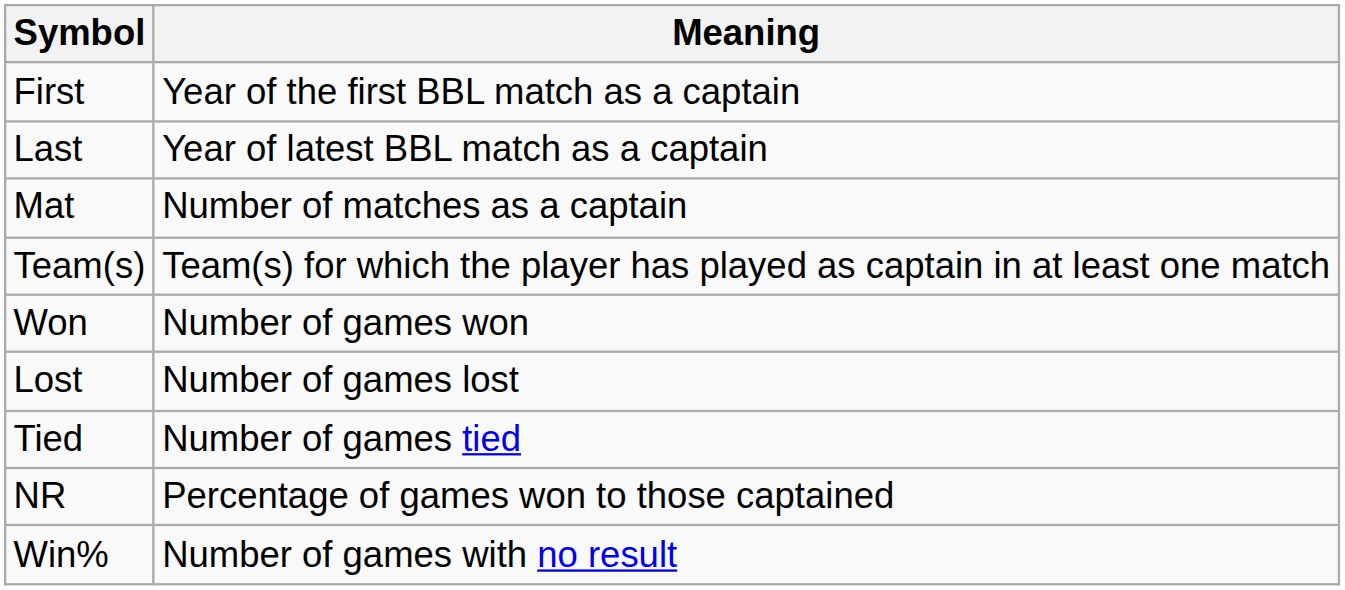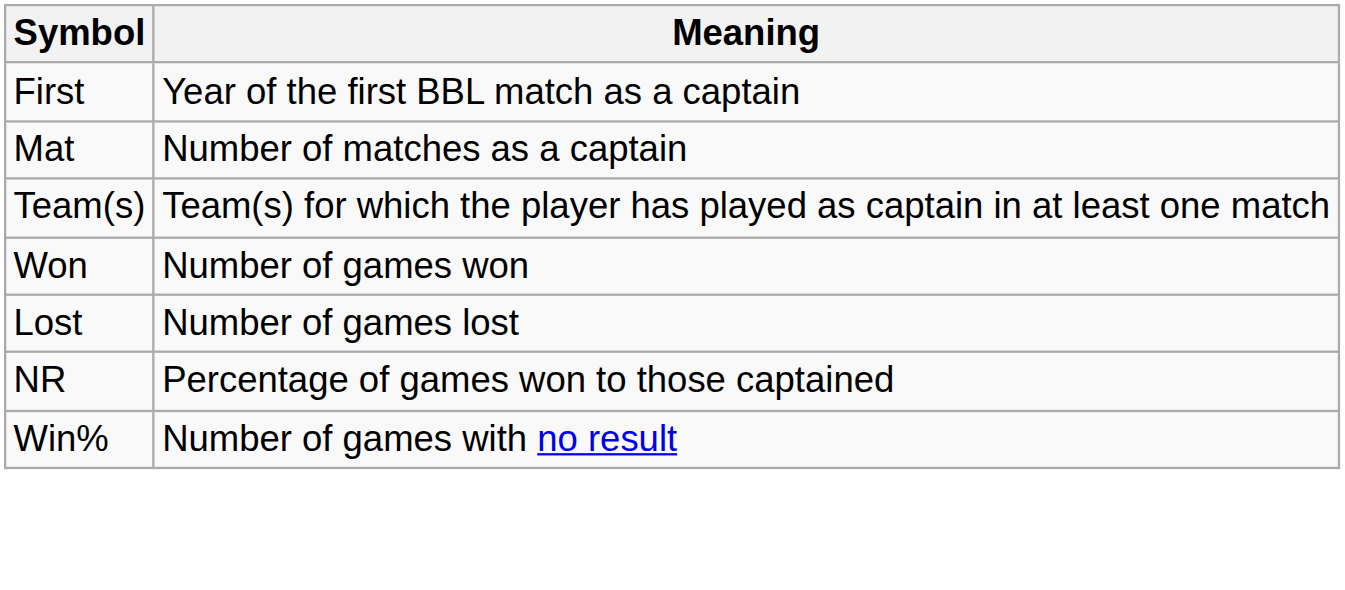- row: (48, 149)
- row: (48, 438)
